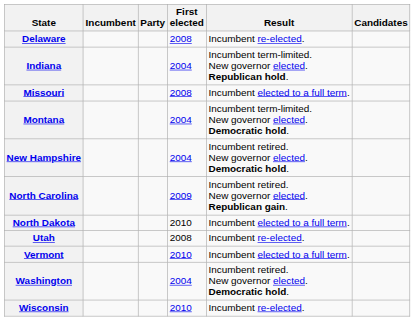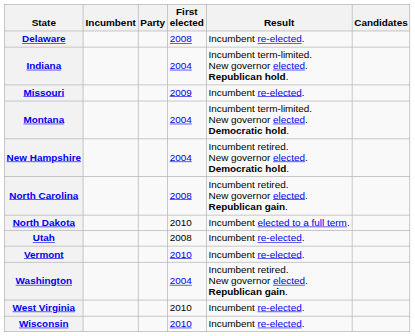(181, 93) 2008 -> (181, 93) 2009
(279, 93) Incumbent elected to a full term. -> (256, 93) Incumbent re-elected.
(181, 196) 2009 -> (181, 196) 2008
(279, 254) Incumbent elected to a full term. -> (256, 254) Incumbent re-elected.
(258, 281) Incumbent retired. New governor elected. Democratic hold. -> (258, 281) Incumbent retired. New governor elected. Republican gain.
+ row: (44, 308)
